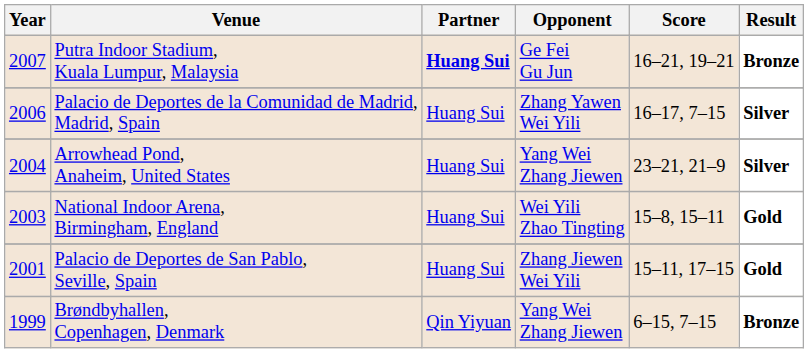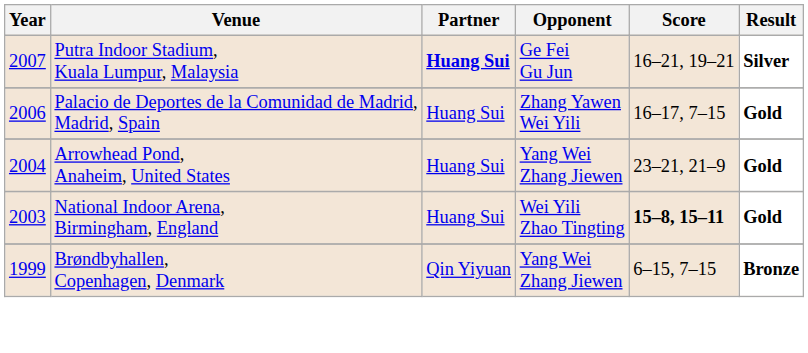(771, 61) Bronze -> (766, 61) Silver
(766, 113) Silver -> (763, 113) Gold
(766, 165) Silver -> (763, 165) Gold
(679, 217) normal -> (679, 217) bold
- row: (181, 270)
